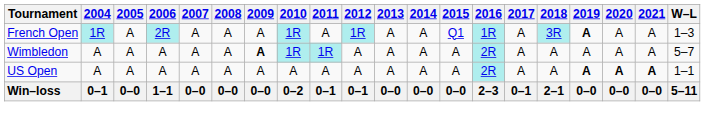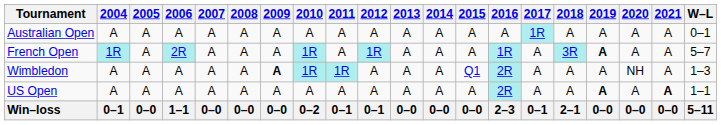+ row: (51, 33)
(456, 33) Q1 -> (472, 52) A
(684, 33) 1–3 -> (700, 52) 5–7
(456, 52) A -> (472, 71) Q1
(619, 52) A -> (635, 71) NH
(684, 52) 5–7 -> (700, 71) 1–3
(619, 71) bold -> (635, 91) normal
